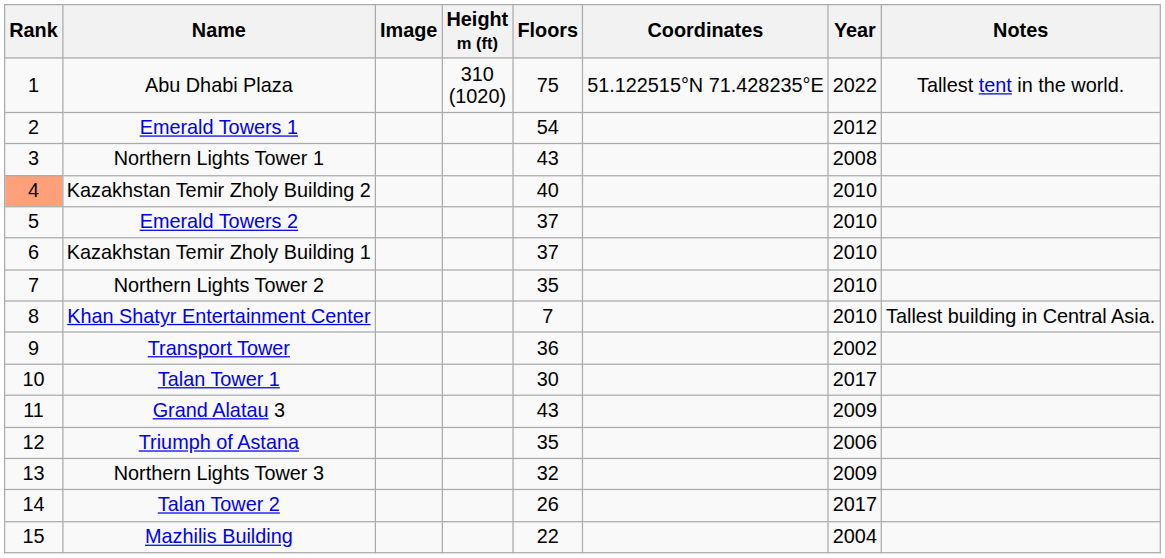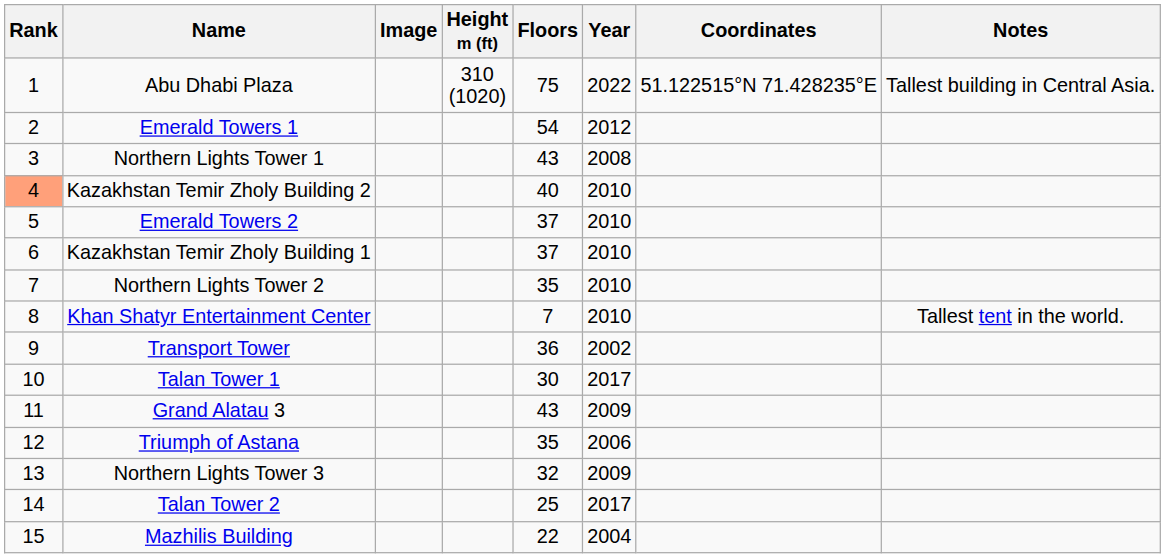columns swapped: (855, 31) <-> (705, 31)
(1021, 85) Tallest tent in the world. -> (1021, 85) Tallest building in Central Asia.
(1021, 316) Tallest building in Central Asia. -> (1021, 316) Tallest tent in the world.
(548, 505) 26 -> (548, 505) 25
